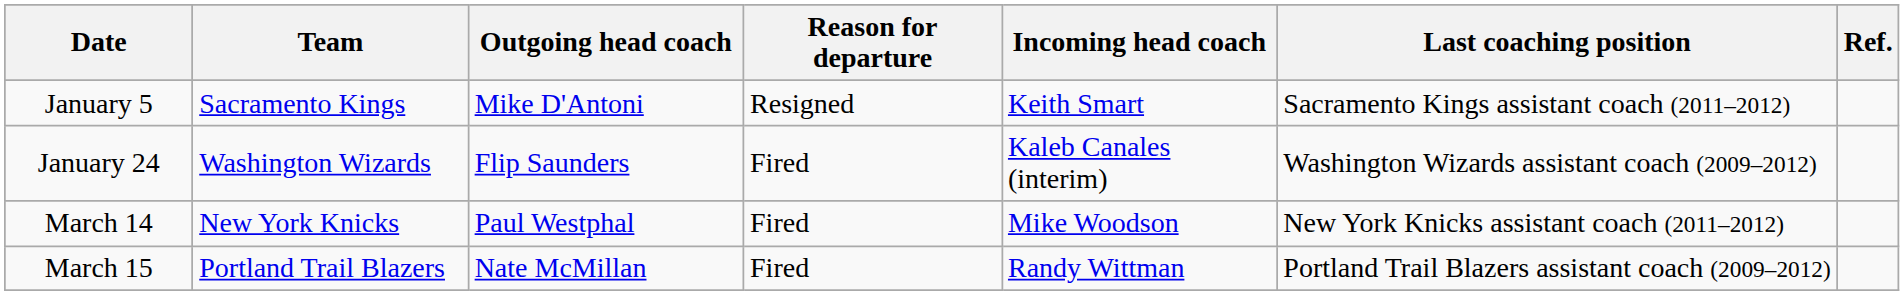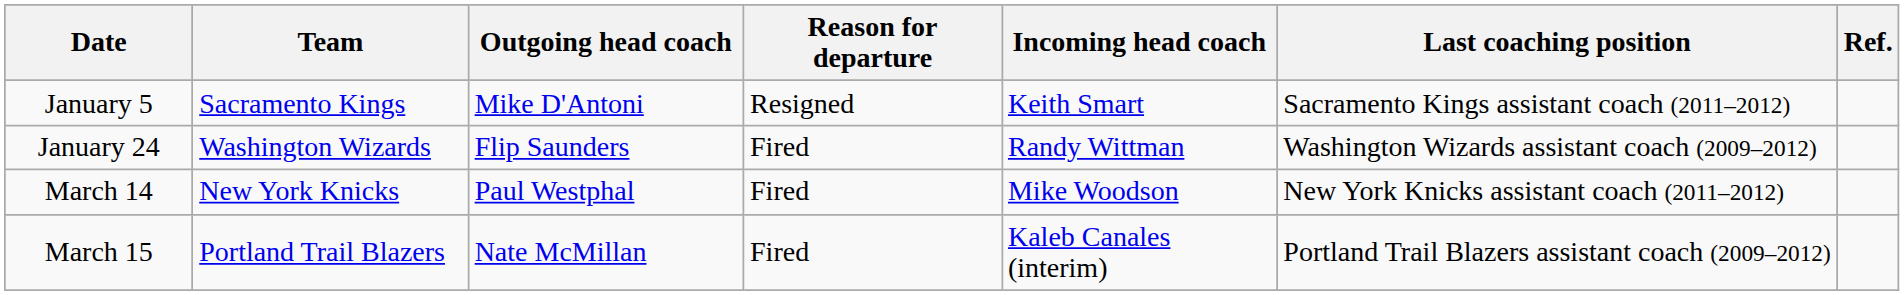(1089, 162) Kaleb Canales (interim) -> (1096, 147) Randy Wittman
(1096, 267) Randy Wittman -> (1089, 251) Kaleb Canales (interim)
